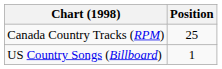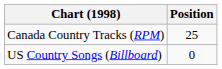(192, 54) 1 -> (192, 54) 0
